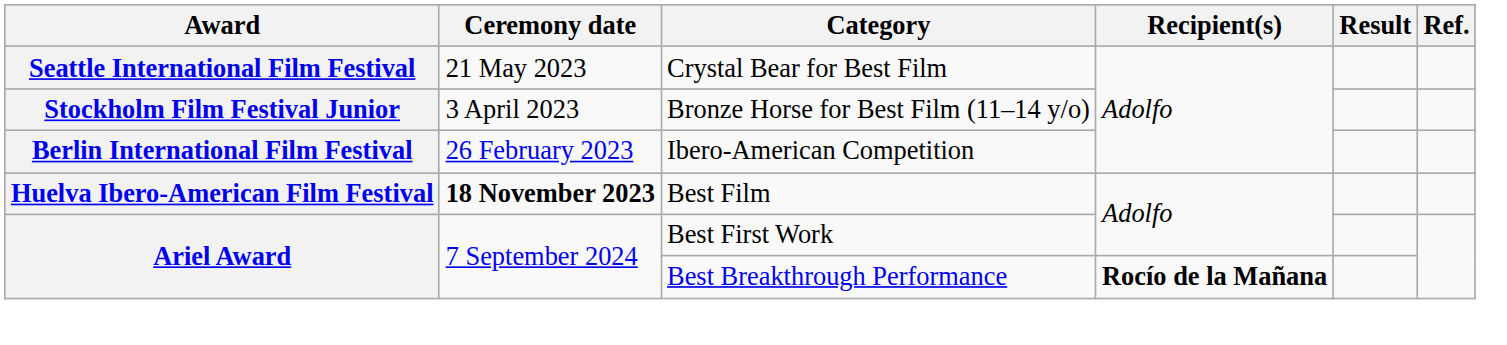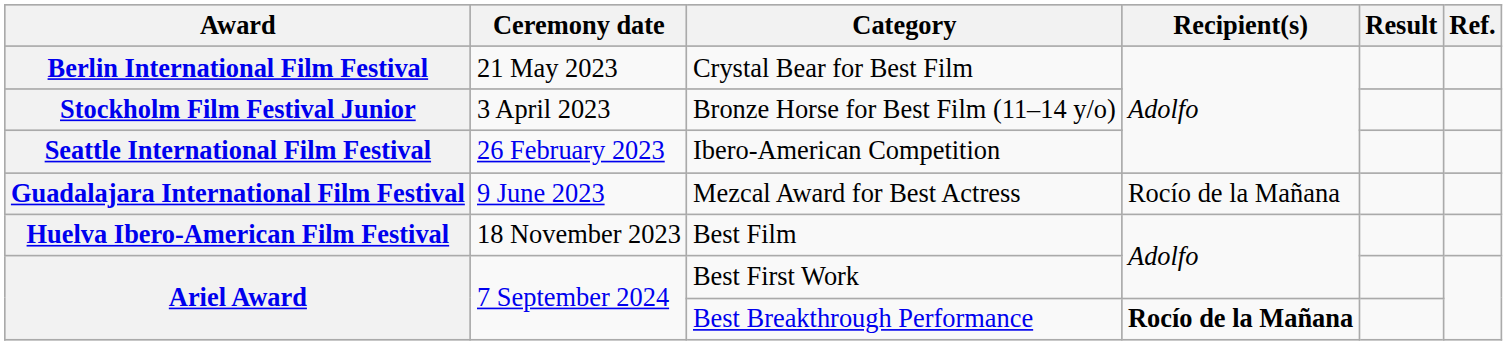(222, 67) Seattle International Film Festival -> (238, 67) Berlin International Film Festival
(222, 151) Berlin International Film Festival -> (238, 151) Seattle International Film Festival
+ row: (857, 192)
(550, 192) bold -> (579, 234) normal
